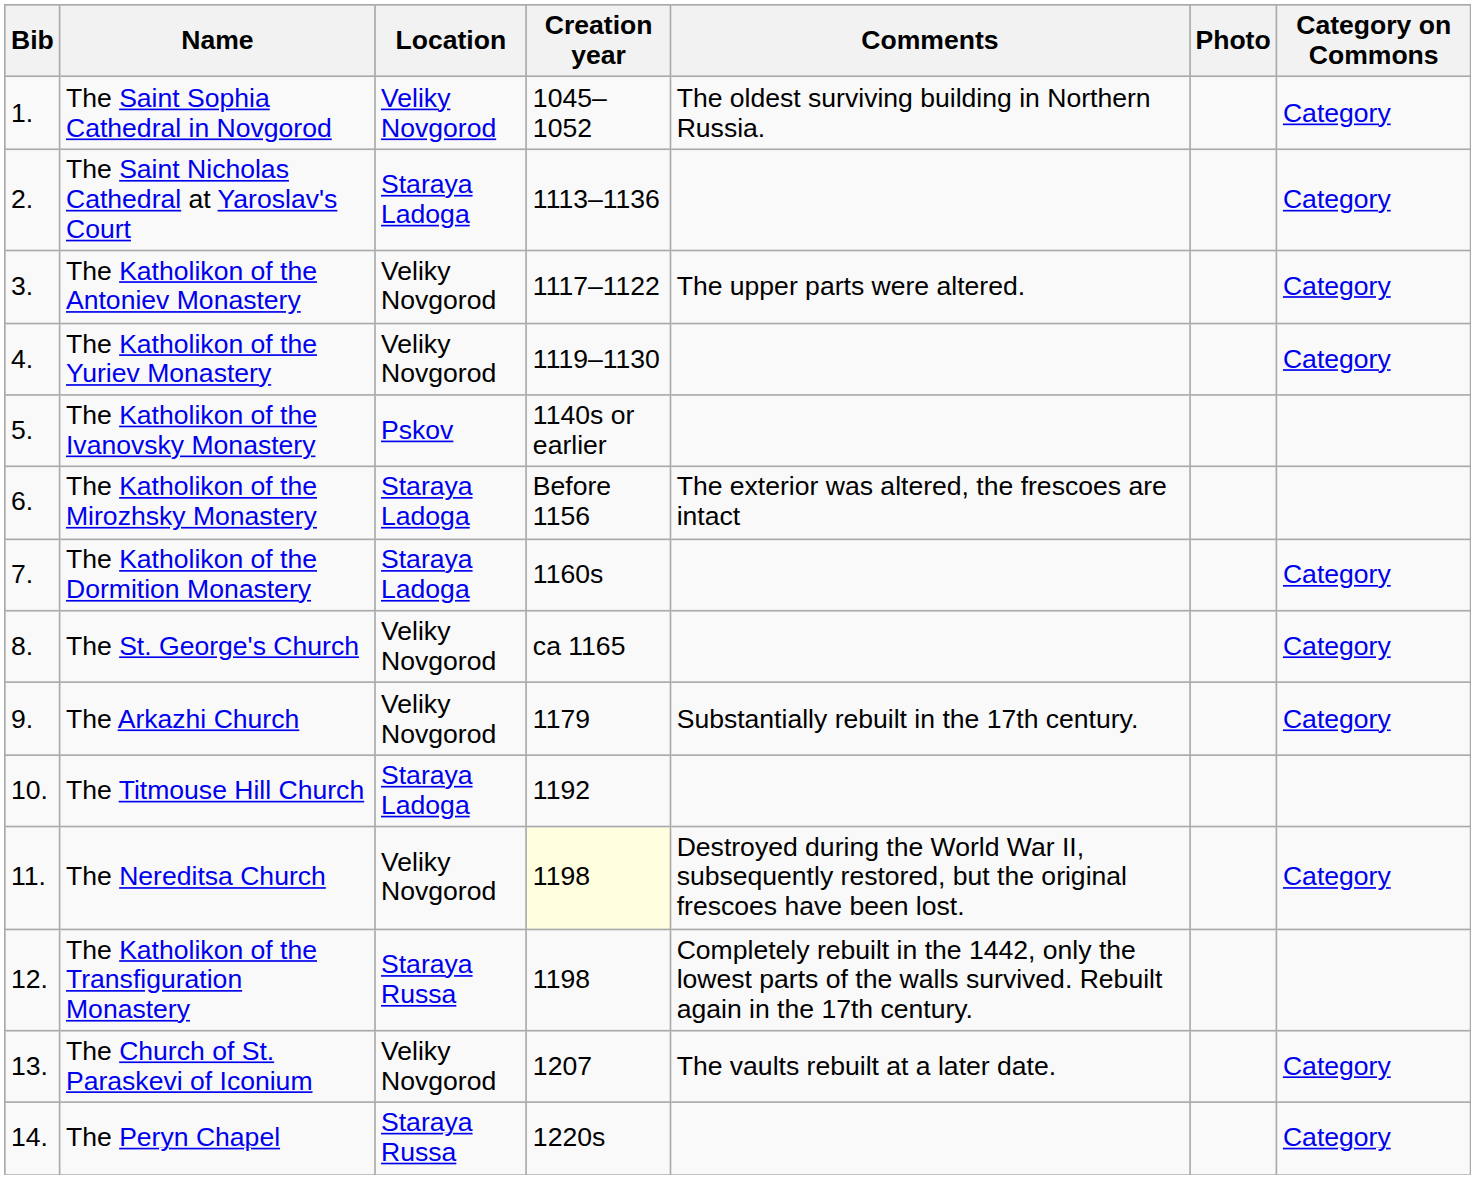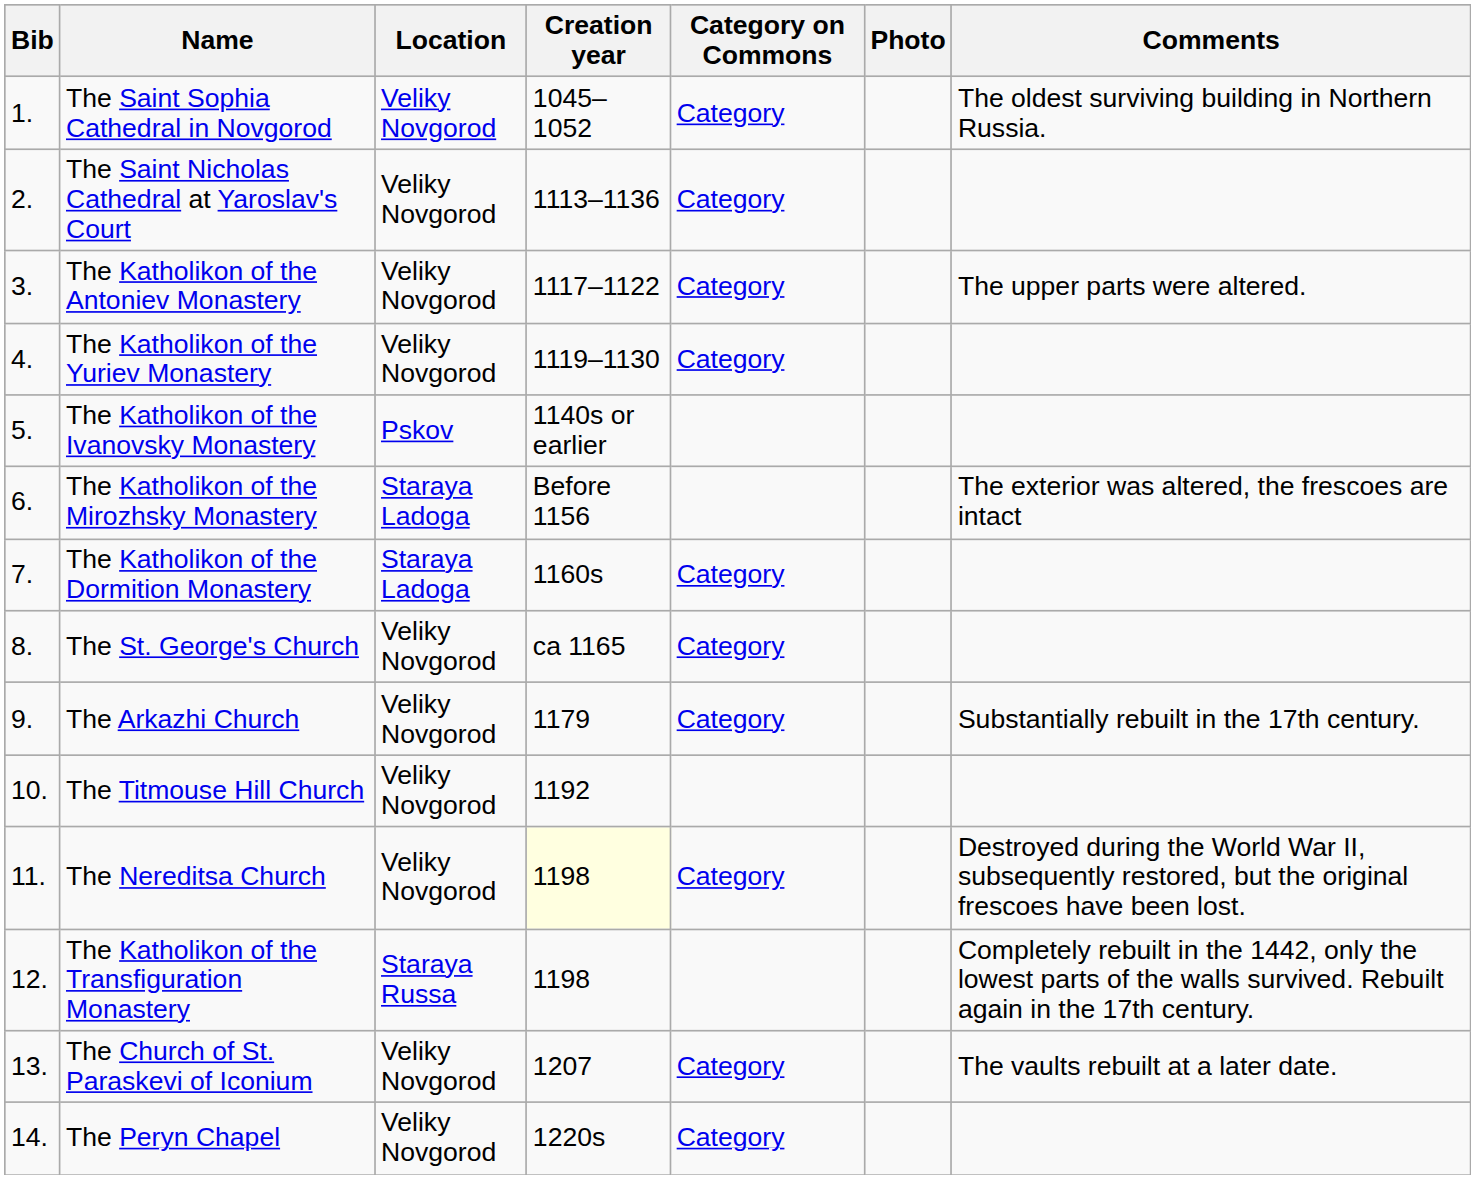columns swapped: (930, 40) <-> (1374, 40)
(427, 199) Staraya Ladoga -> (439, 199) Veliky Novgorod
(427, 790) Staraya Ladoga -> (439, 790) Veliky Novgorod
(427, 1138) Staraya Russa -> (439, 1138) Veliky Novgorod
